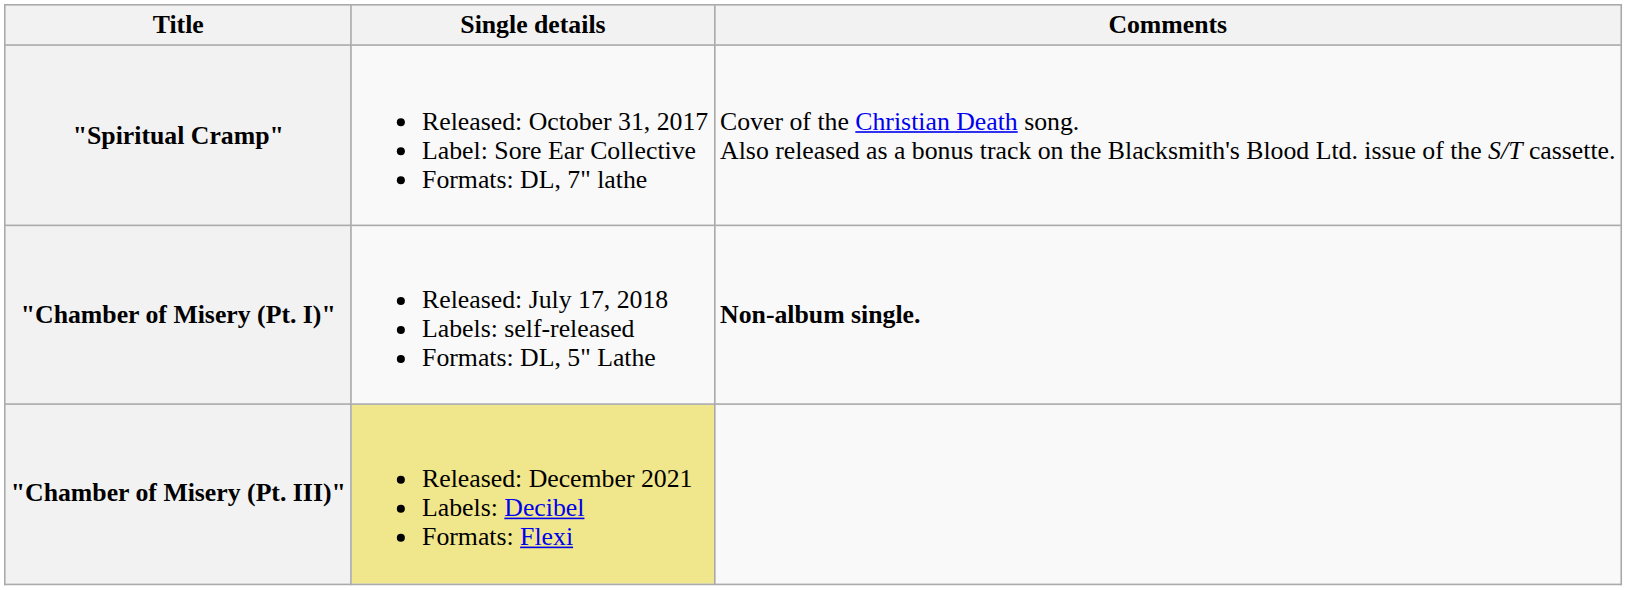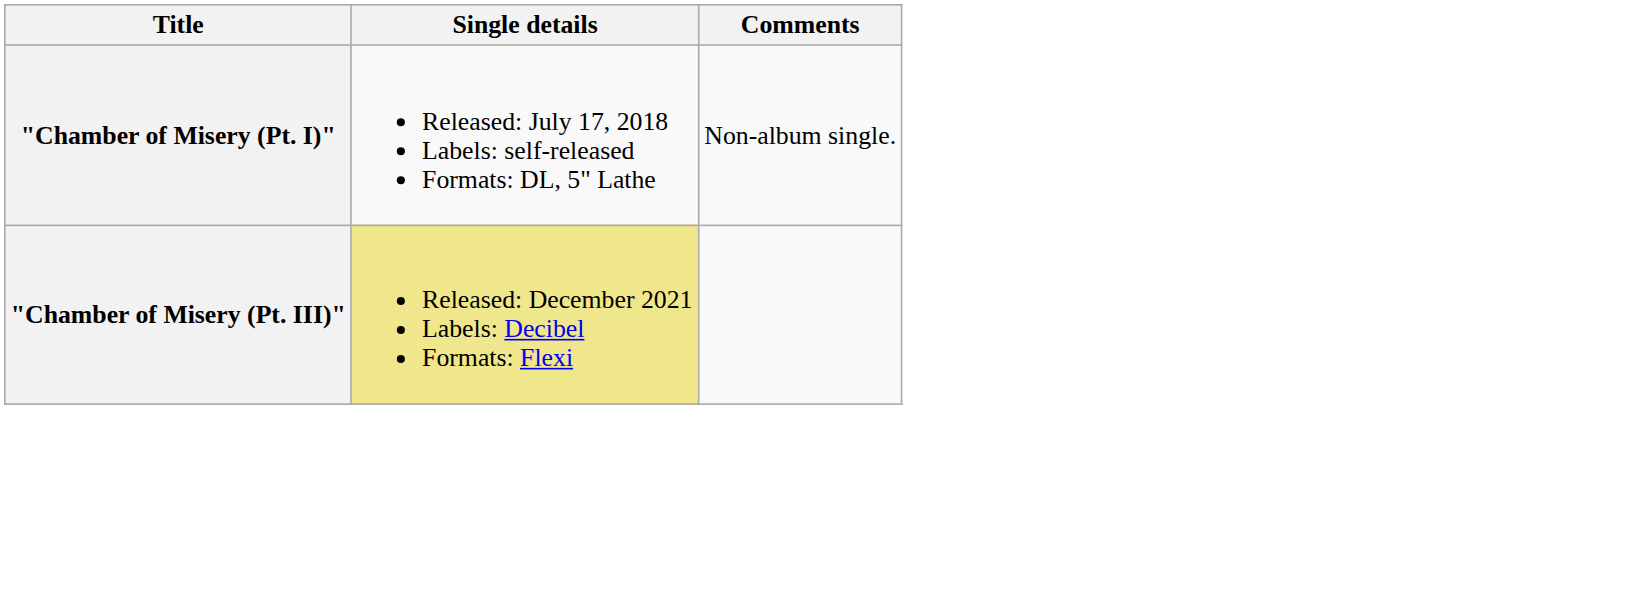- row: (178, 135)
(820, 314) bold -> (800, 135) normal
